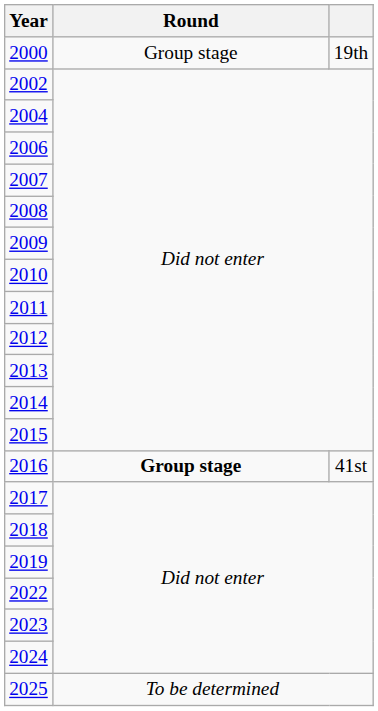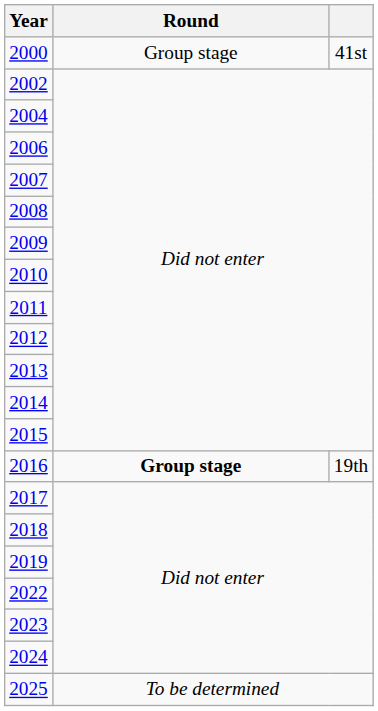(351, 52) 19th -> (351, 52) 41st
(351, 466) 41st -> (351, 466) 19th
